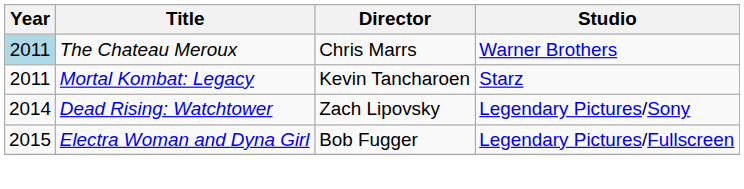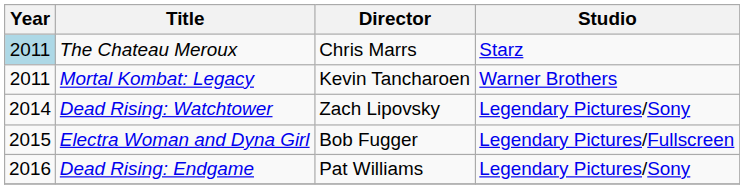(548, 49) Warner Brothers -> (501, 49) Starz
(501, 79) Starz -> (548, 79) Warner Brothers
+ row: (157, 169)
